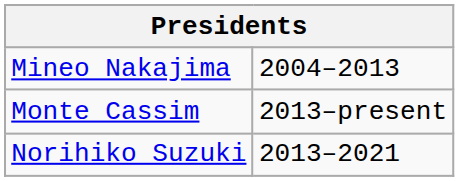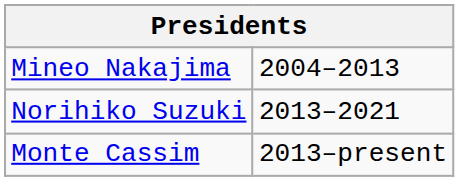rows swapped: (129, 154) <-> (105, 111)
